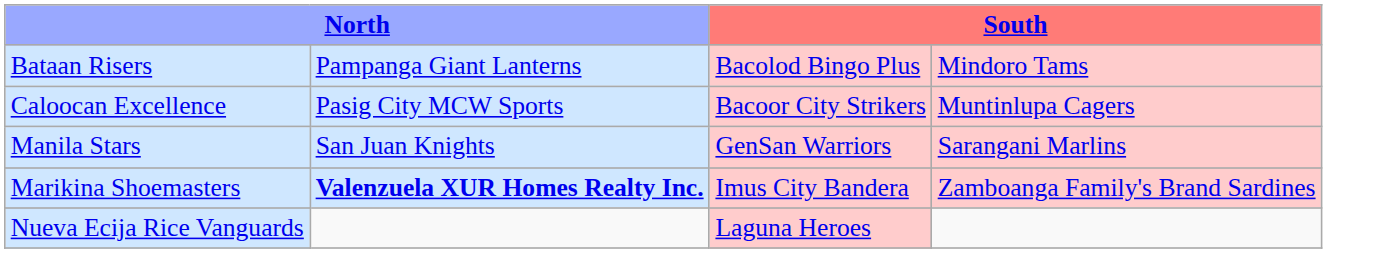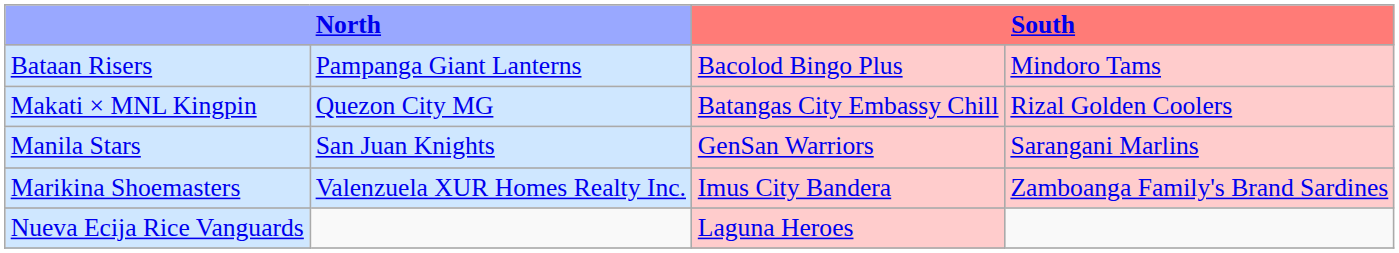- row: (118, 106)
+ row: (134, 106)
(510, 187) bold -> (501, 187) normal
